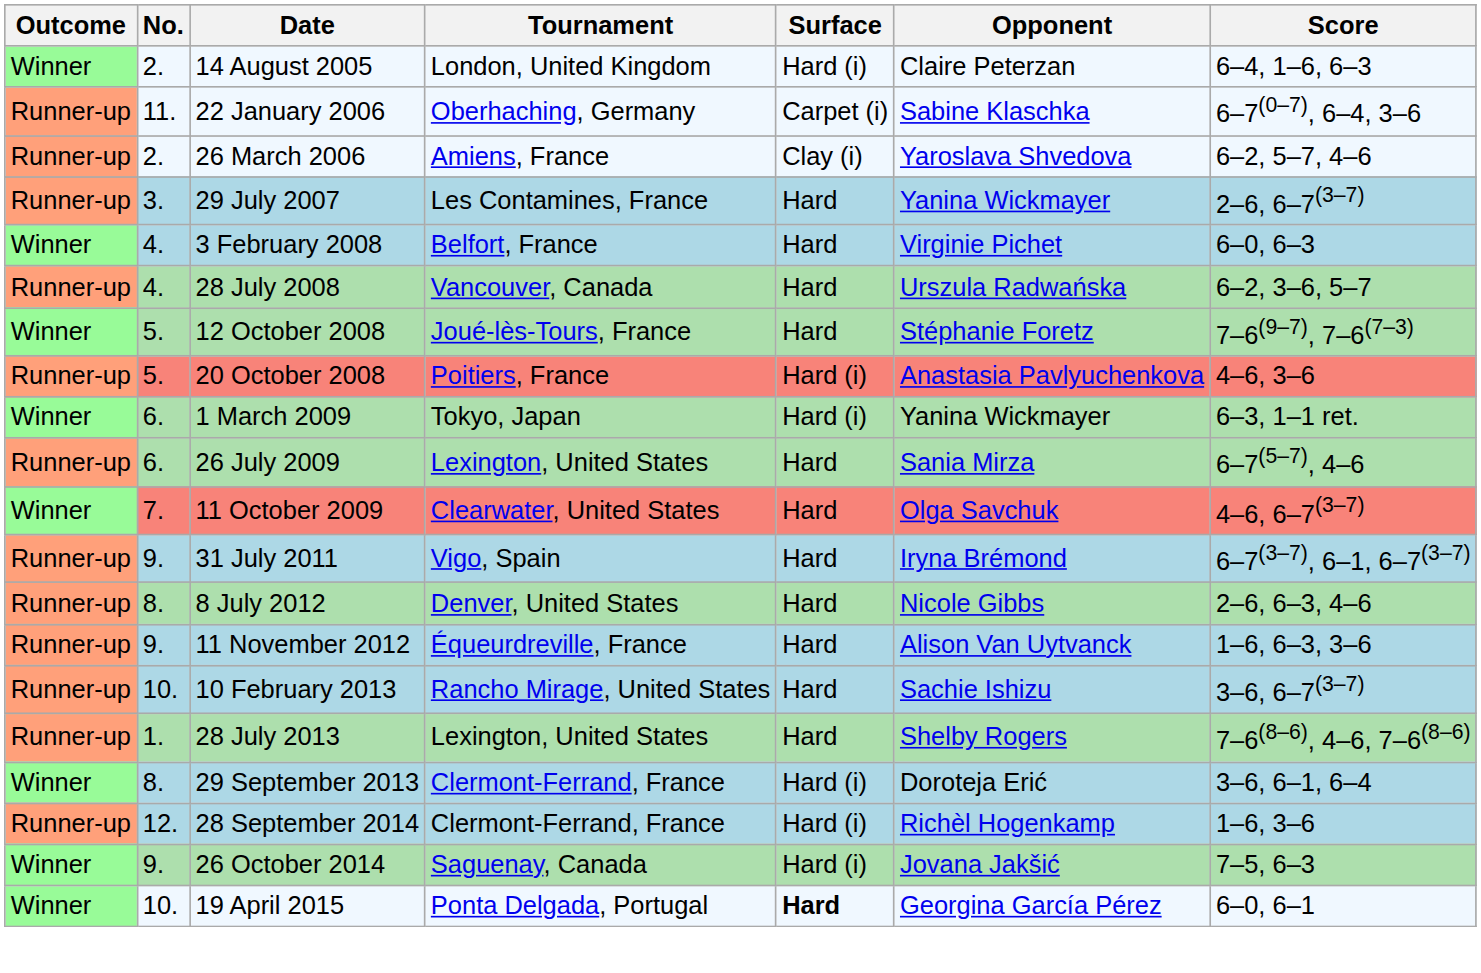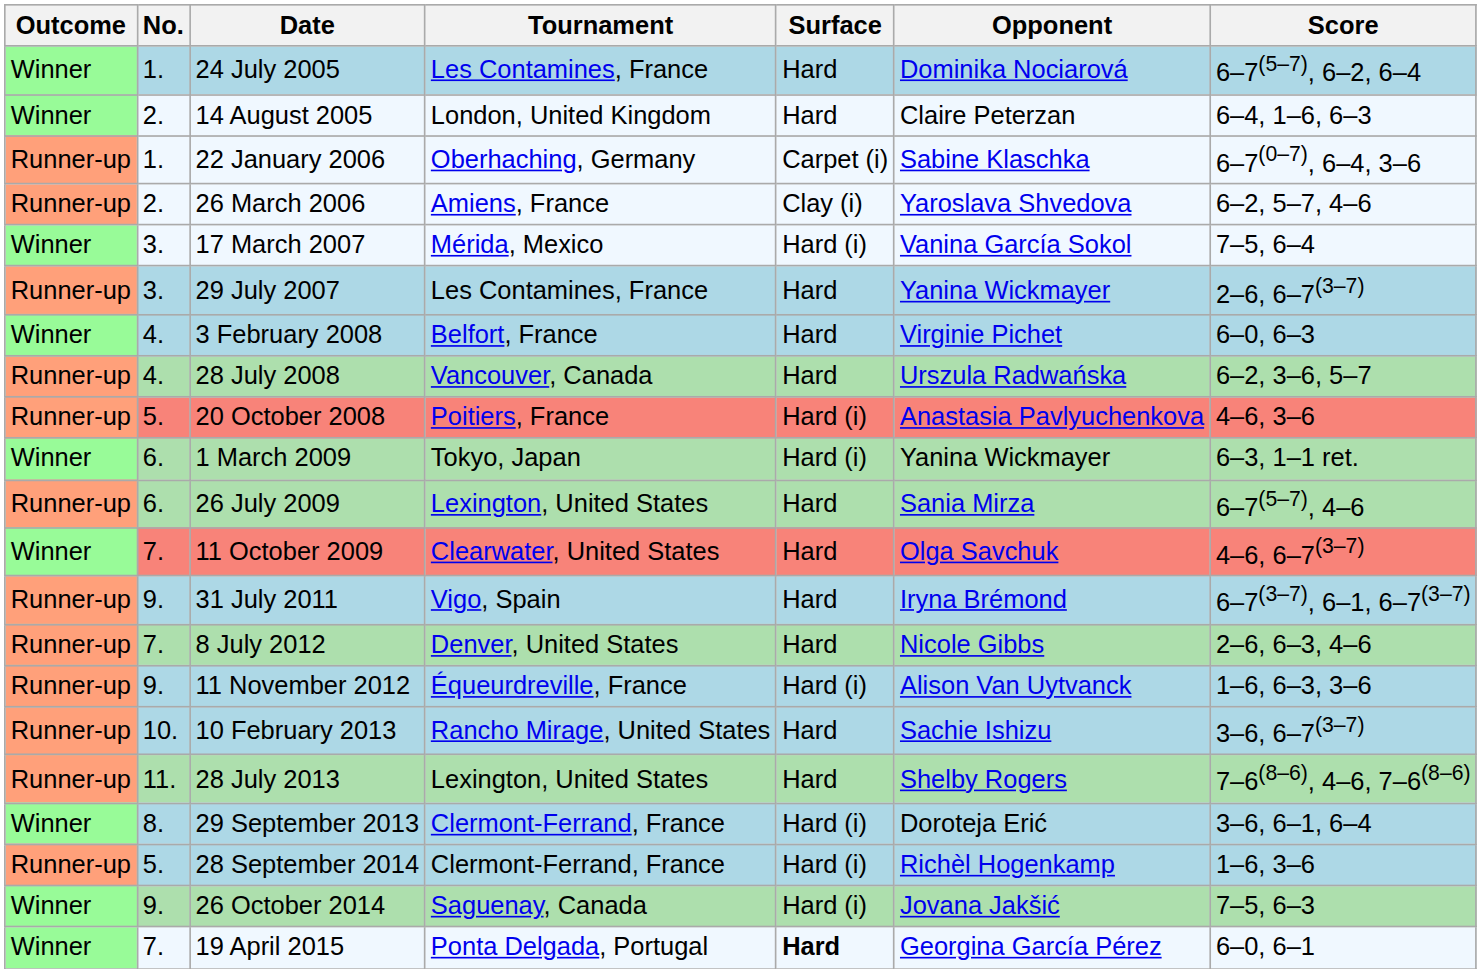+ row: (268, 69)
(825, 65) Hard (i) -> (810, 114) Hard
(160, 110) 11. -> (153, 158) 1.
+ row: (280, 244)
- row: (290, 330)
(153, 602) 8. -> (153, 644) 7.
(810, 644) Hard -> (825, 685) Hard (i)
(153, 736) 1. -> (160, 778) 11.
(160, 822) 12. -> (153, 864) 5.
(160, 905) 10. -> (153, 946) 7.
